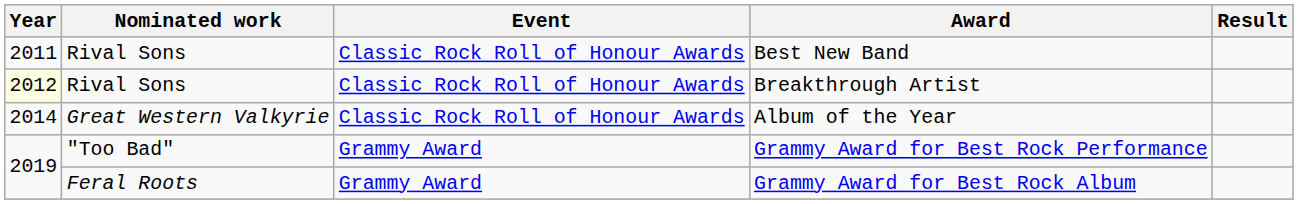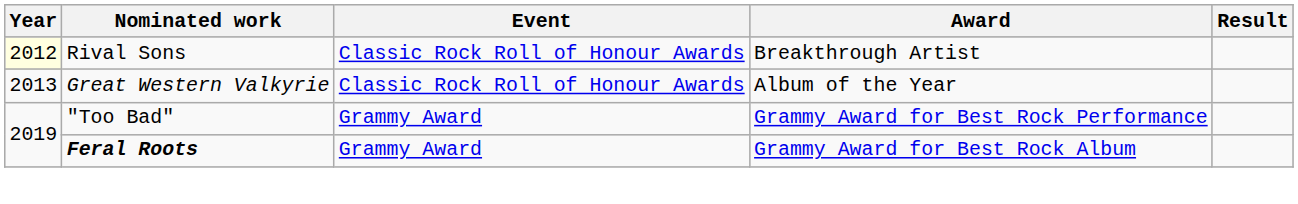- row: (832, 53)
(33, 118) 2014 -> (33, 86) 2013
(132, 183) normal -> (132, 151) bold
